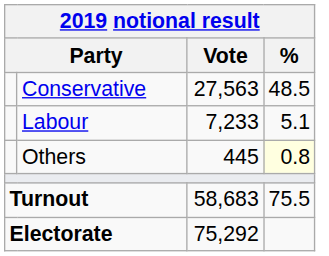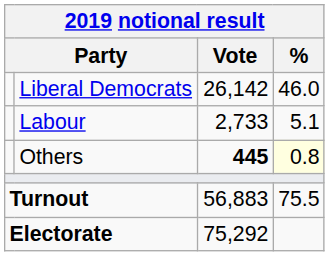- row: (84, 88)
+ row: (106, 88)
(232, 122) 7,233 -> (242, 122) 2,733
(241, 156) normal -> (251, 156) bold
(226, 199) 58,683 -> (236, 199) 56,883
